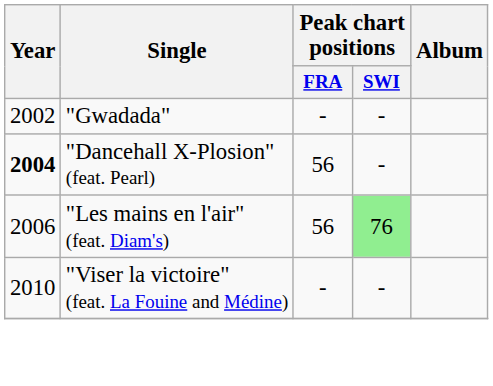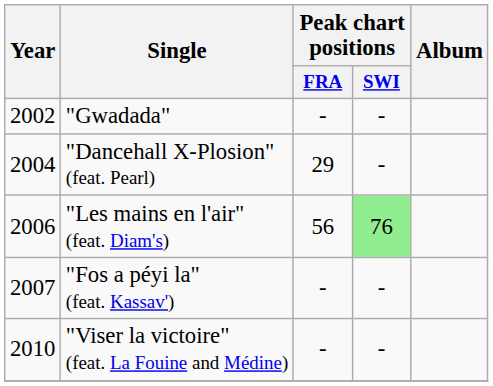(33, 164) bold -> (33, 164) normal
(323, 164) 56 -> (323, 164) 29
+ row: (133, 287)
